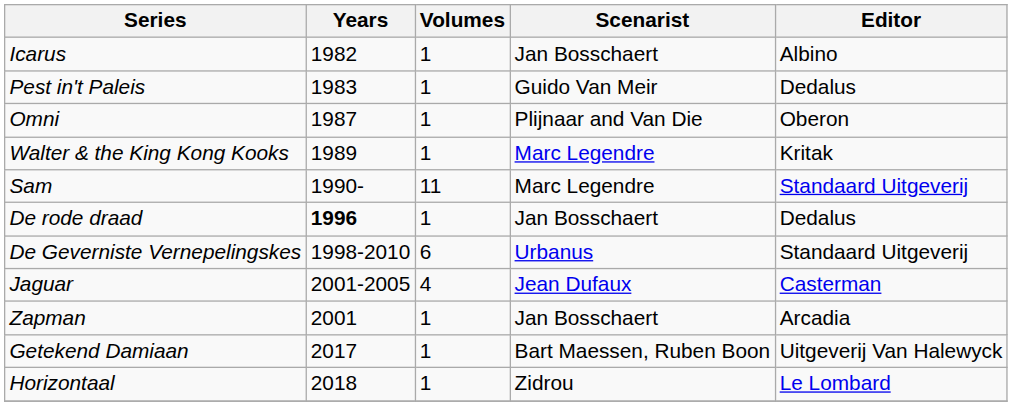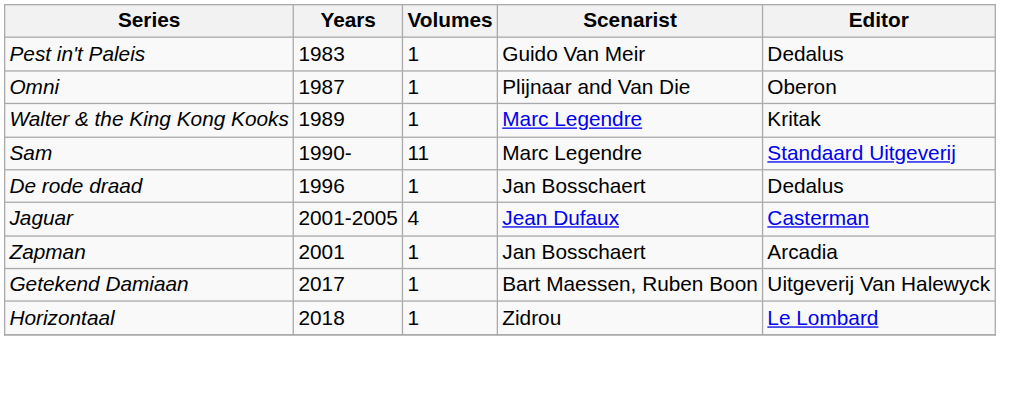- row: (38, 53)
(334, 218) bold -> (322, 185) normal
- row: (155, 251)
